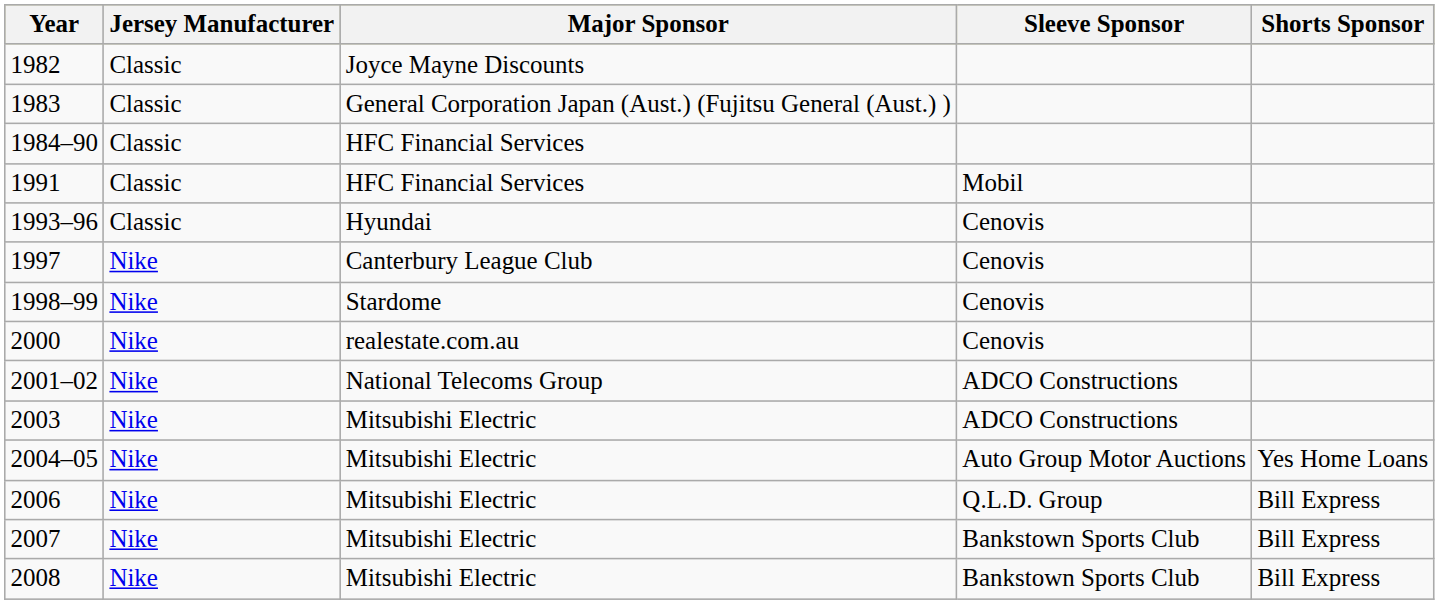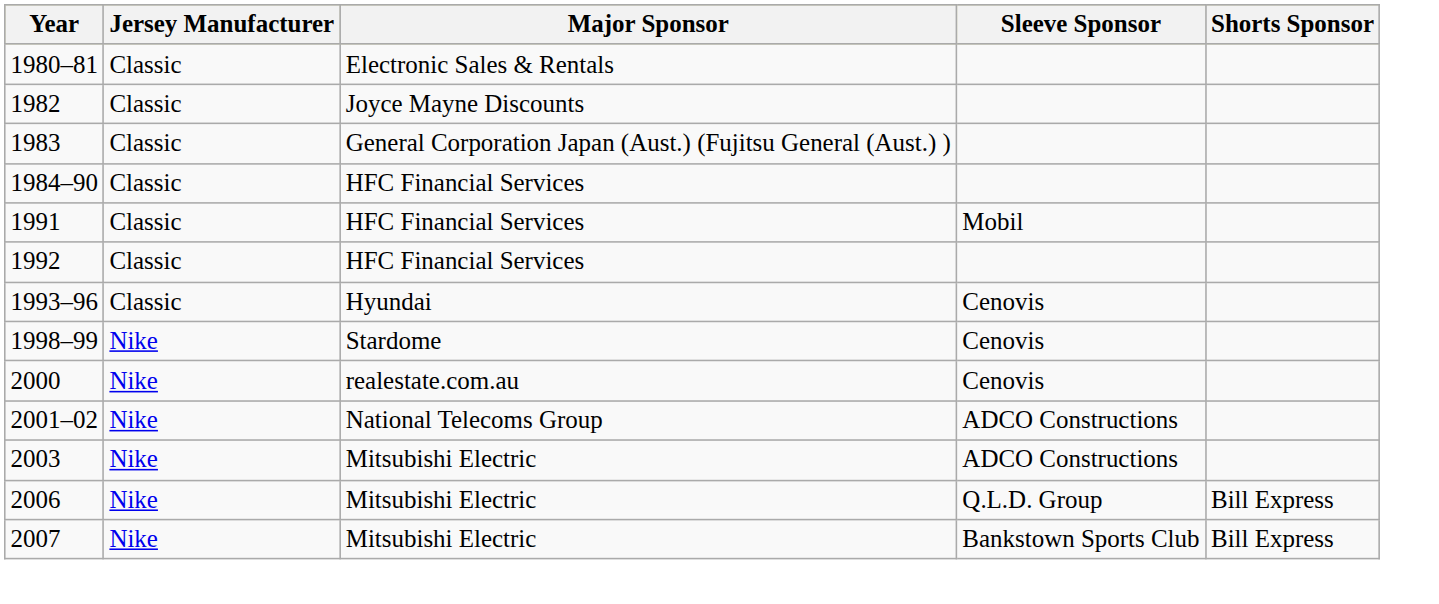+ row: (54, 63)
+ row: (35, 261)
- row: (35, 261)
- row: (54, 459)
- row: (35, 578)
